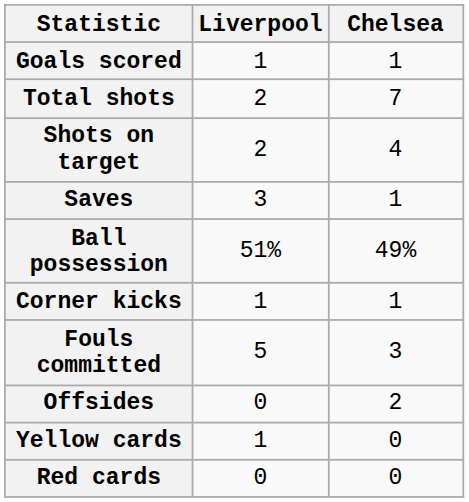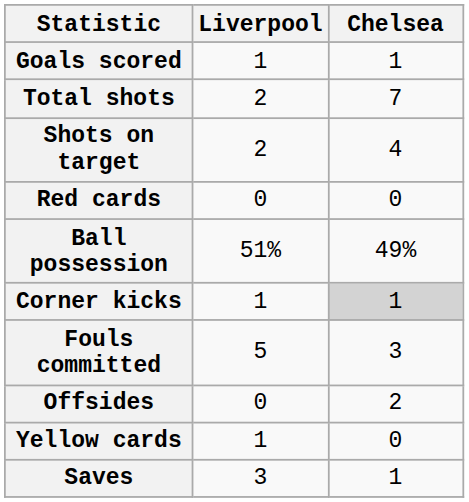rows swapped: (99, 200) <-> (99, 478)
(396, 302) no background -> (396, 302) lightgrey background
